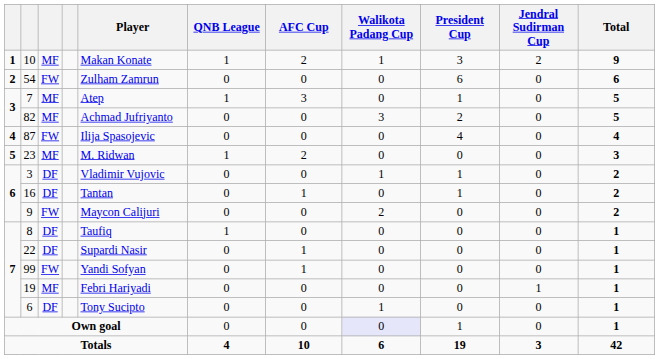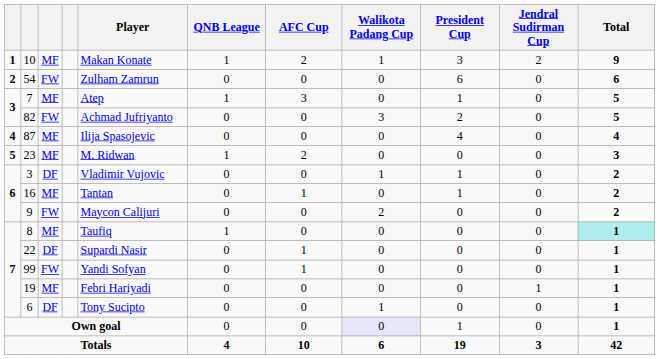(50, 117) MF -> (50, 117) FW
(50, 136) FW -> (50, 136) MF
(50, 193) DF -> (50, 193) MF
(50, 231) DF -> (50, 231) MF
(616, 231) no background -> (616, 231) paleturquoise background
